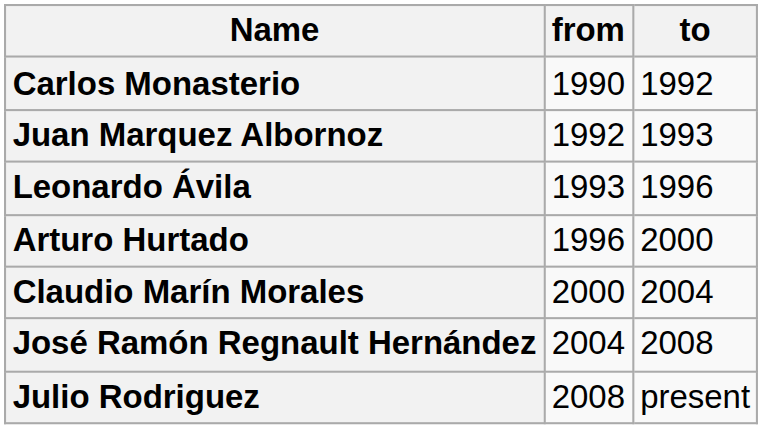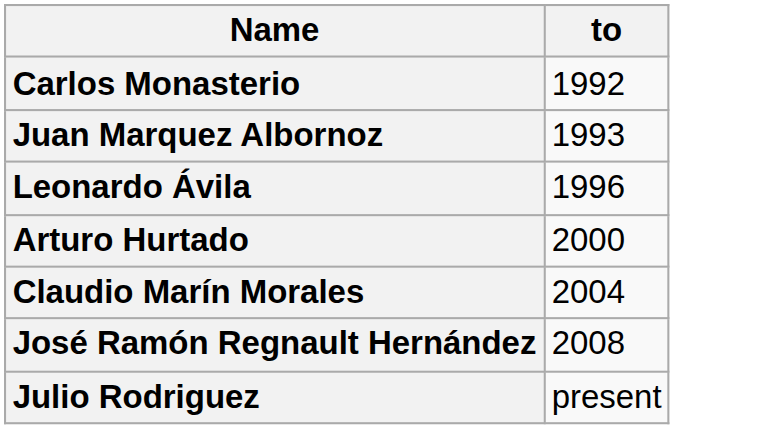- column: (588, 30)
